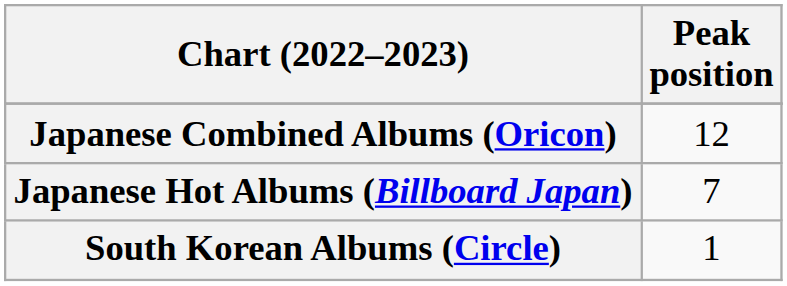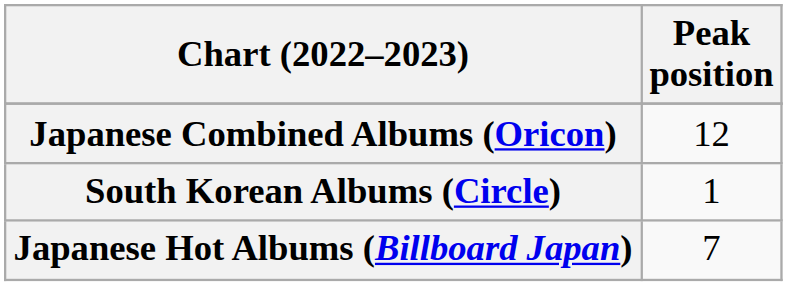rows swapped: (323, 190) <-> (323, 249)
